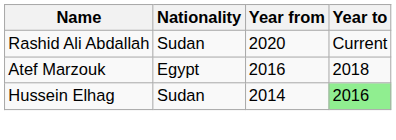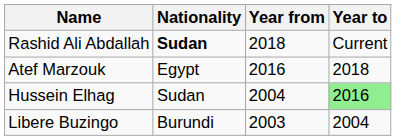(181, 43) normal -> (182, 43) bold
(267, 43) 2020 -> (267, 43) 2018
(267, 95) 2014 -> (267, 95) 2004
+ row: (63, 122)
